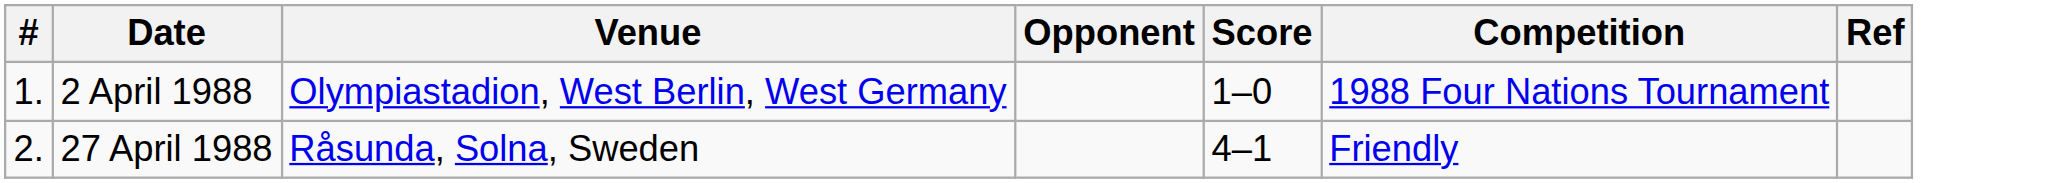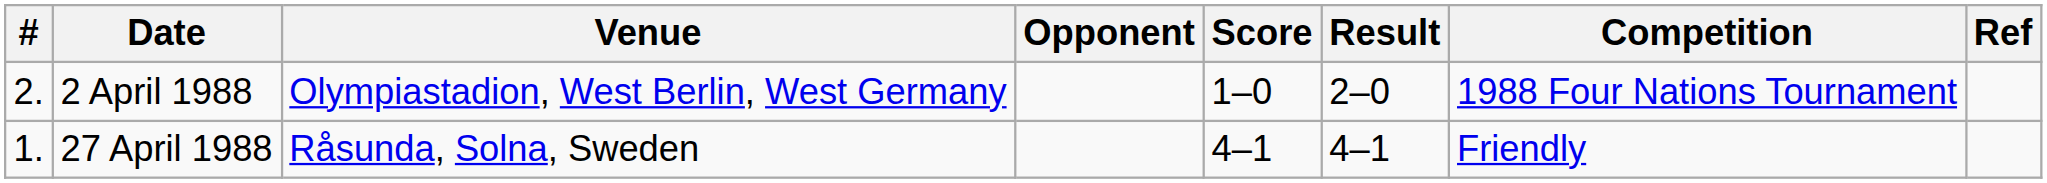+ column: (1385, 33)
(29, 90) 1. -> (29, 90) 2.
(29, 148) 2. -> (29, 148) 1.
